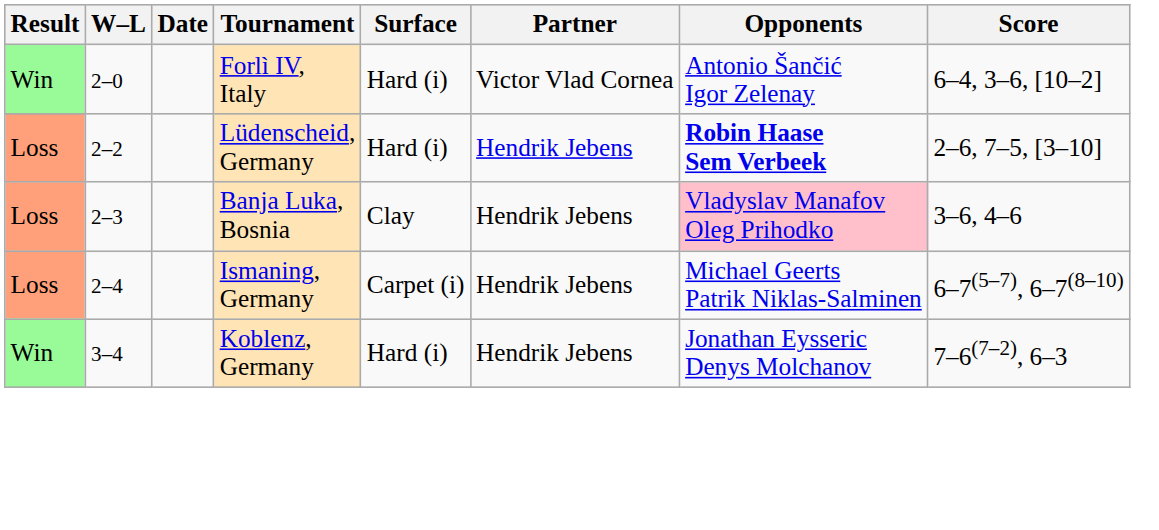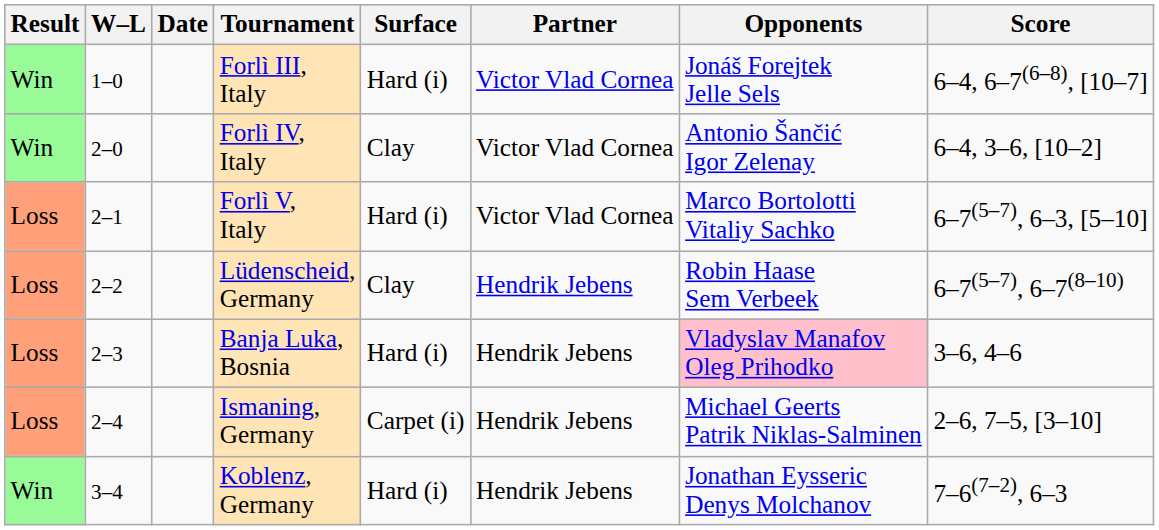+ row: (263, 78)
(407, 78) Hard (i) -> (391, 147) Clay
+ row: (258, 215)
(407, 147) Hard (i) -> (391, 284) Clay
(756, 147) bold -> (752, 284) normal
(1018, 147) 2–6, 7–5, [3–10] -> (1029, 284) 6–7(5–7), 6–7(8–10)
(391, 215) Clay -> (407, 352) Hard (i)
(1029, 284) 6–7(5–7), 6–7(8–10) -> (1018, 421) 2–6, 7–5, [3–10]
